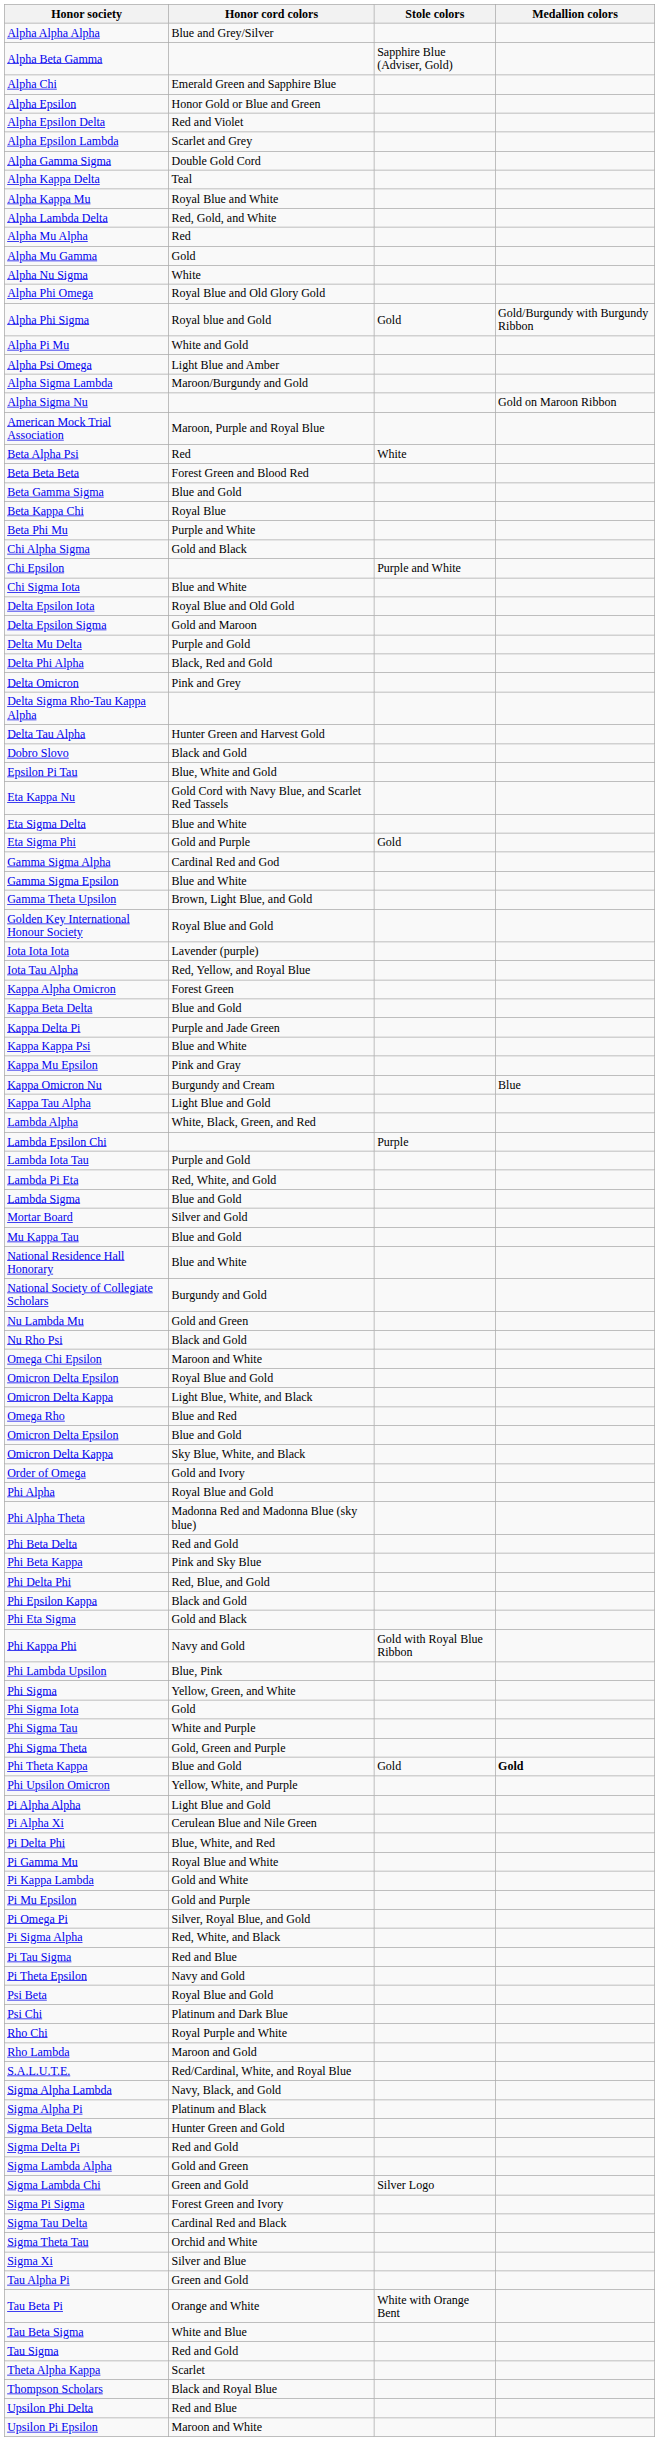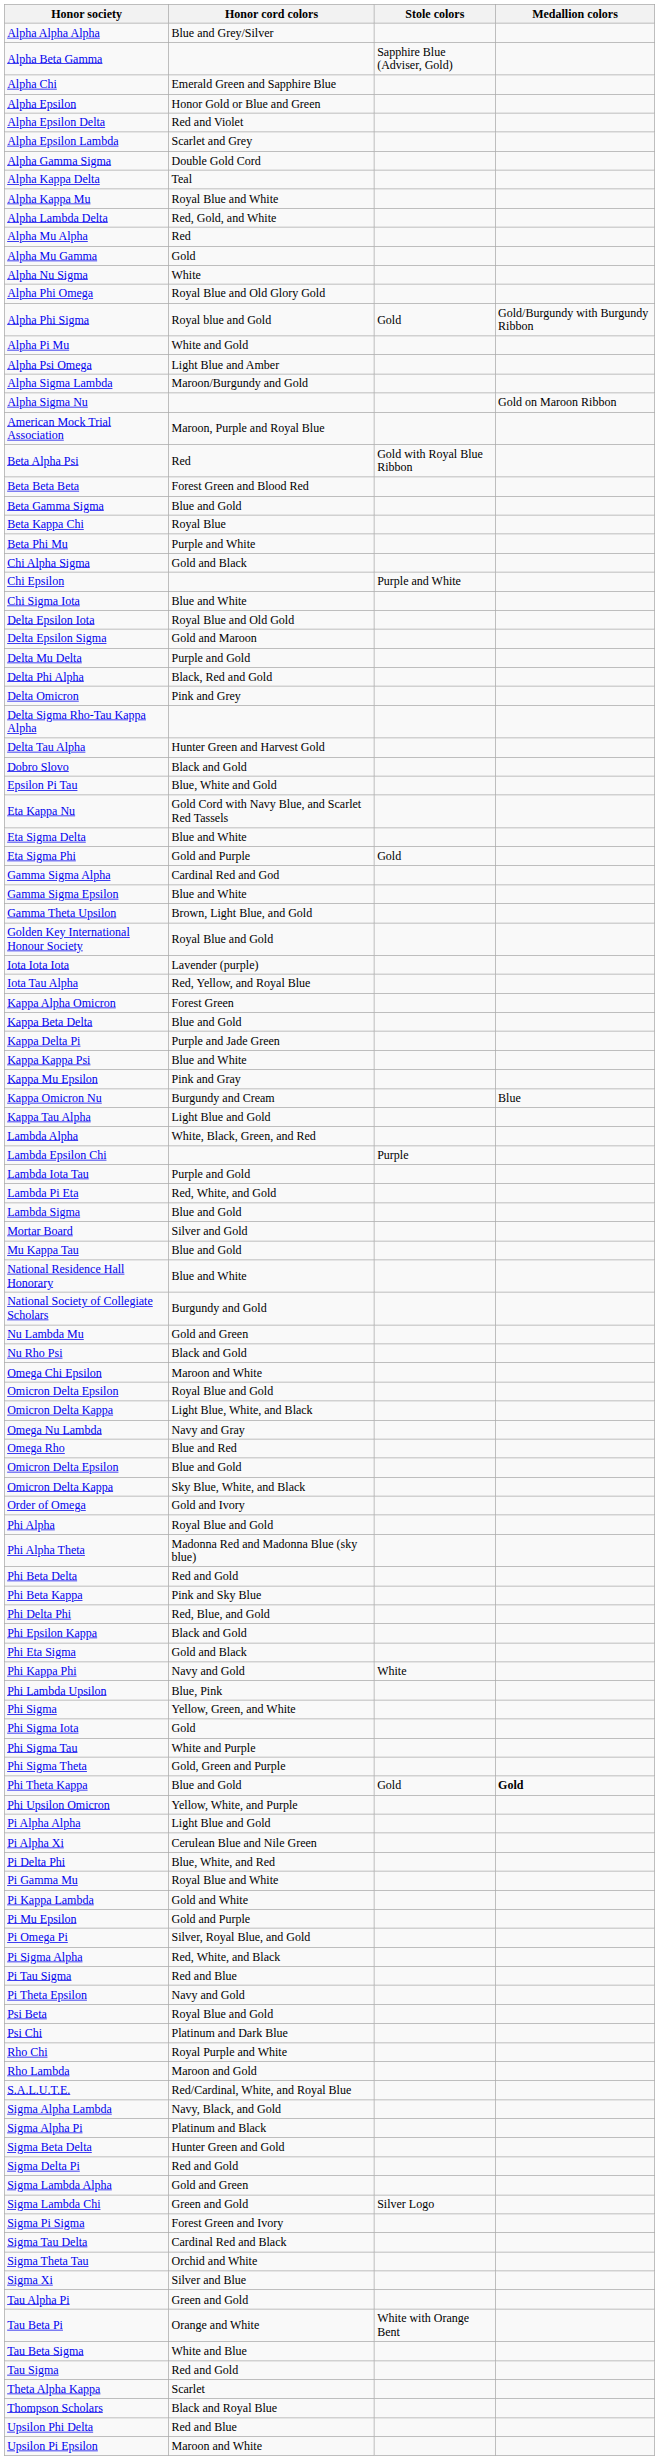(392, 454) White -> (430, 460) Gold with Royal Blue Ribbon
+ row: (54, 1429)
(430, 1645) Gold with Royal Blue Ribbon -> (392, 1671) White
